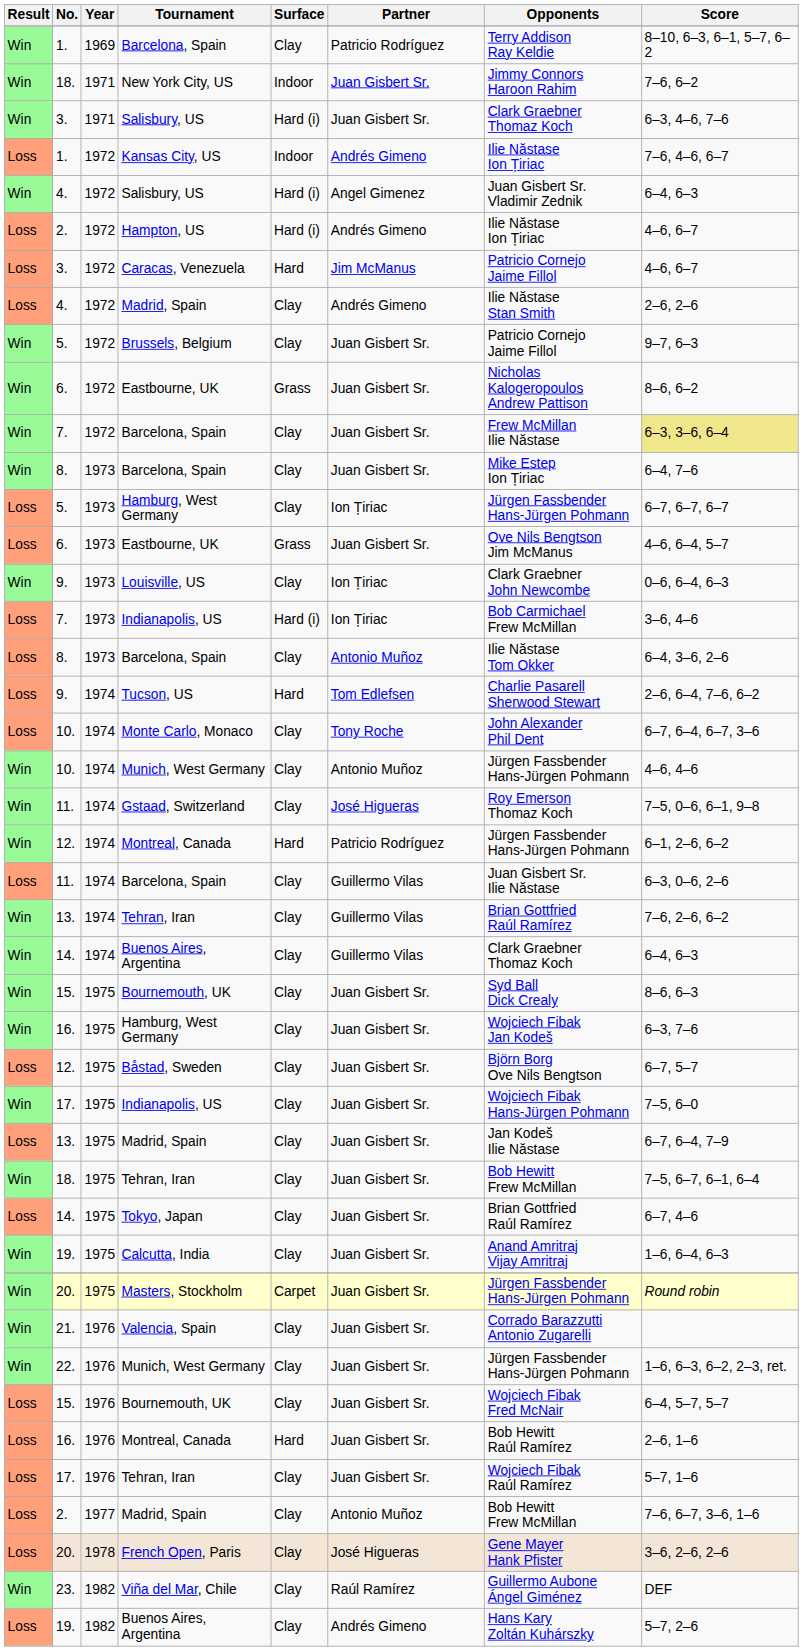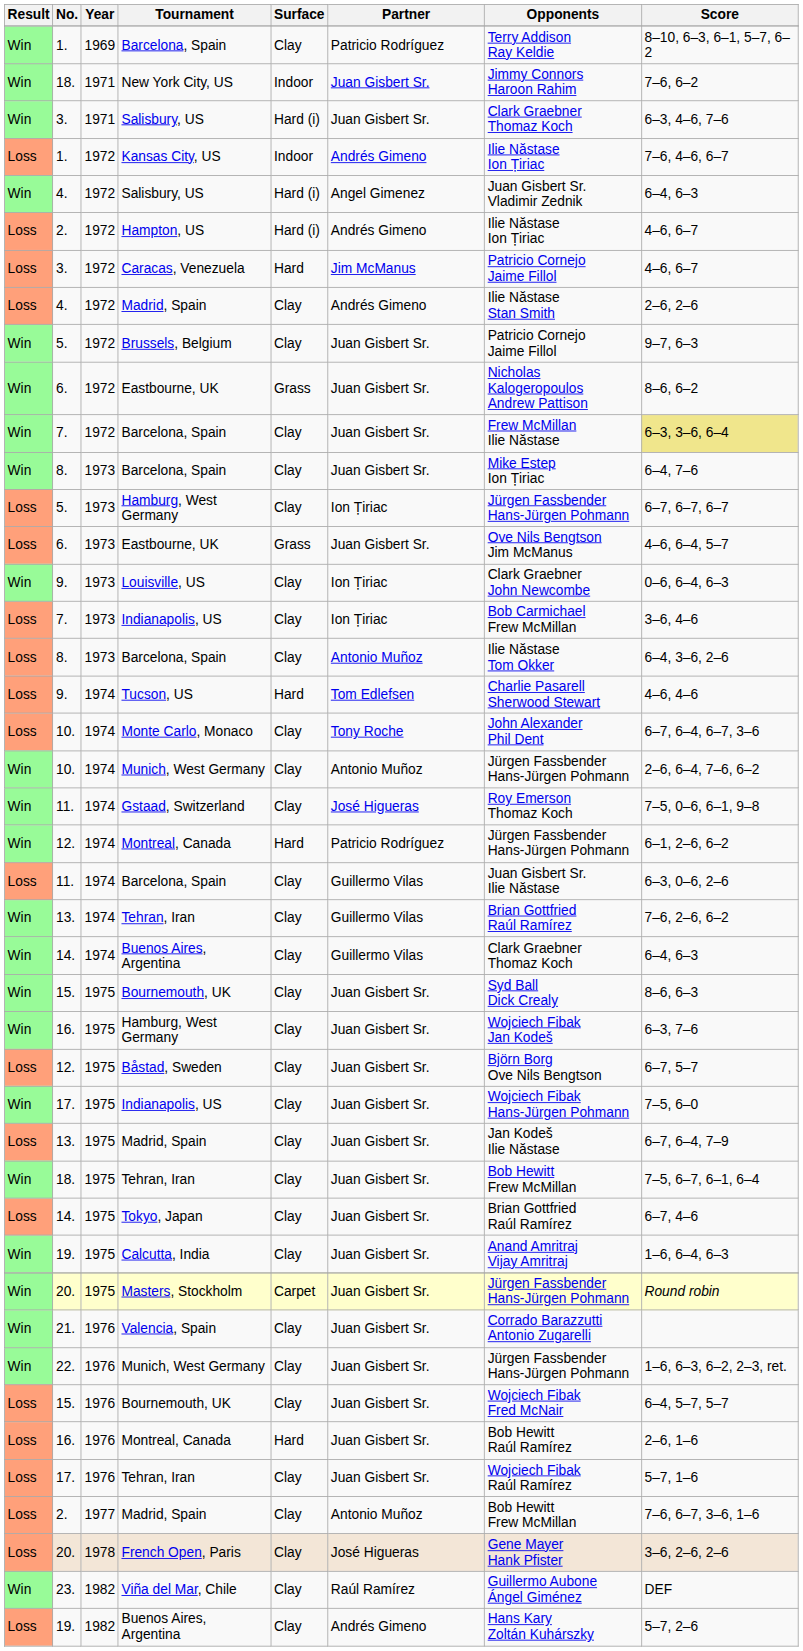(297, 619) Hard (i) -> (288, 619) Clay
(702, 694) 2–6, 6–4, 7–6, 6–2 -> (671, 694) 4–6, 4–6
(671, 769) 4–6, 4–6 -> (702, 769) 2–6, 6–4, 7–6, 6–2
